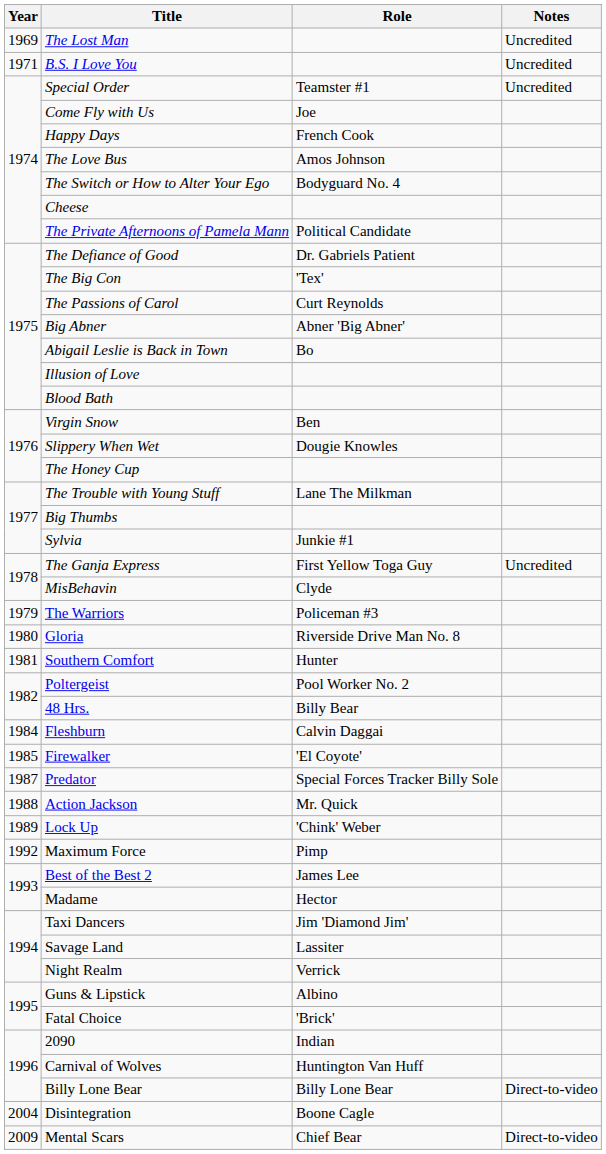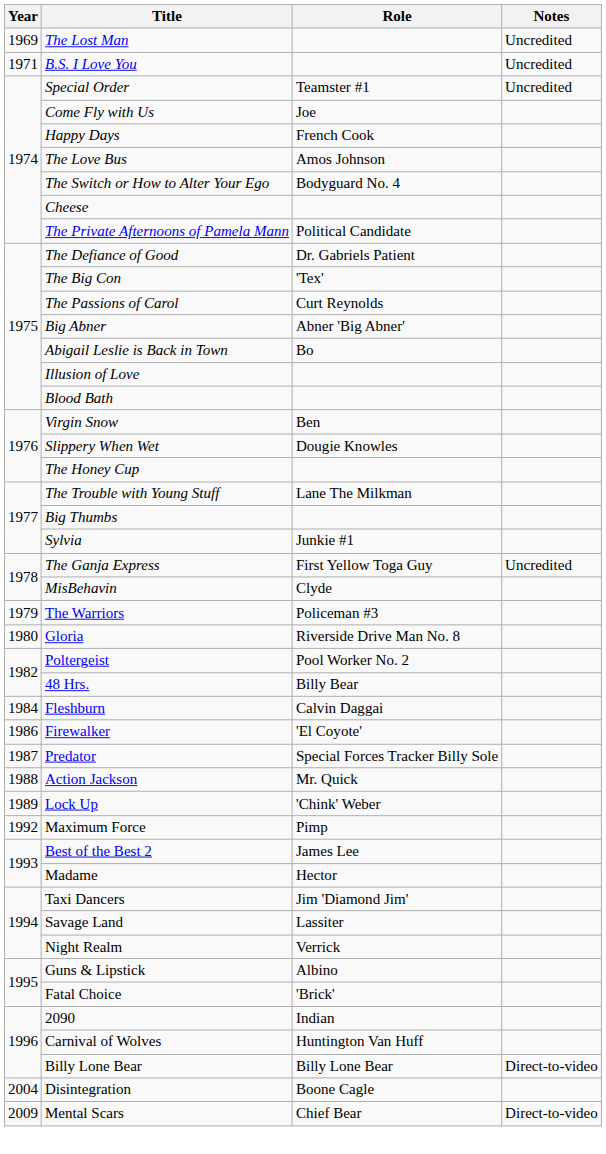- row: (99, 660)
(23, 755) 1985 -> (23, 732) 1986
